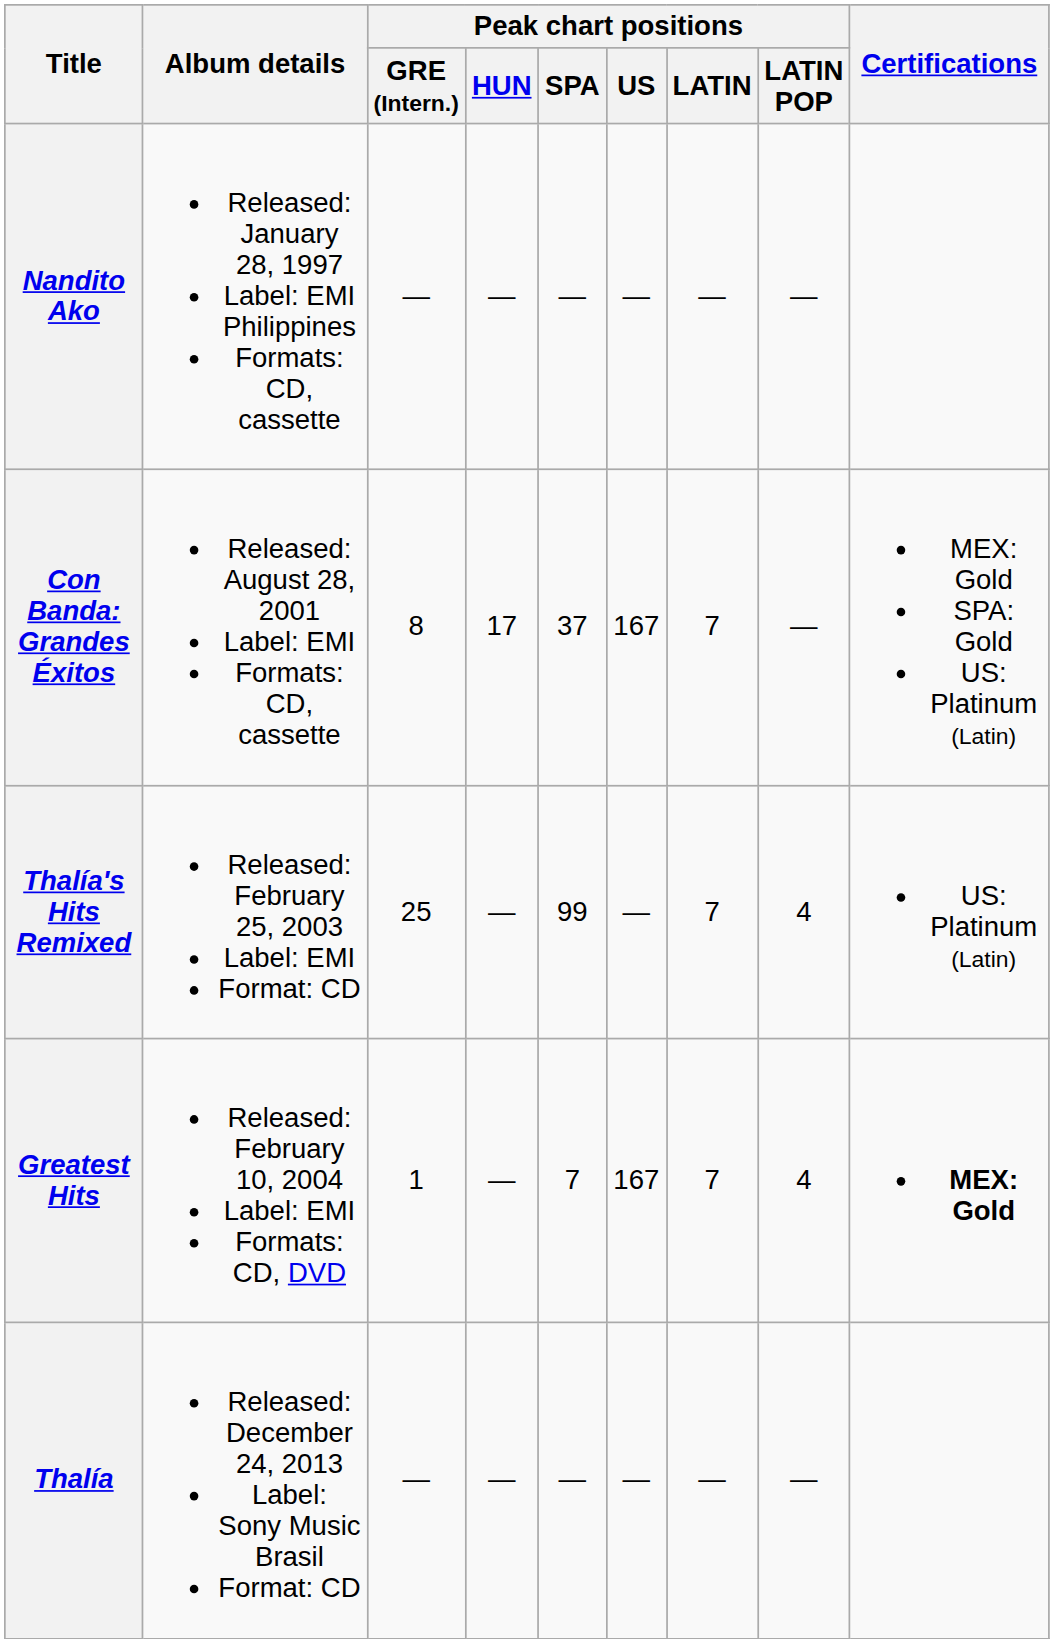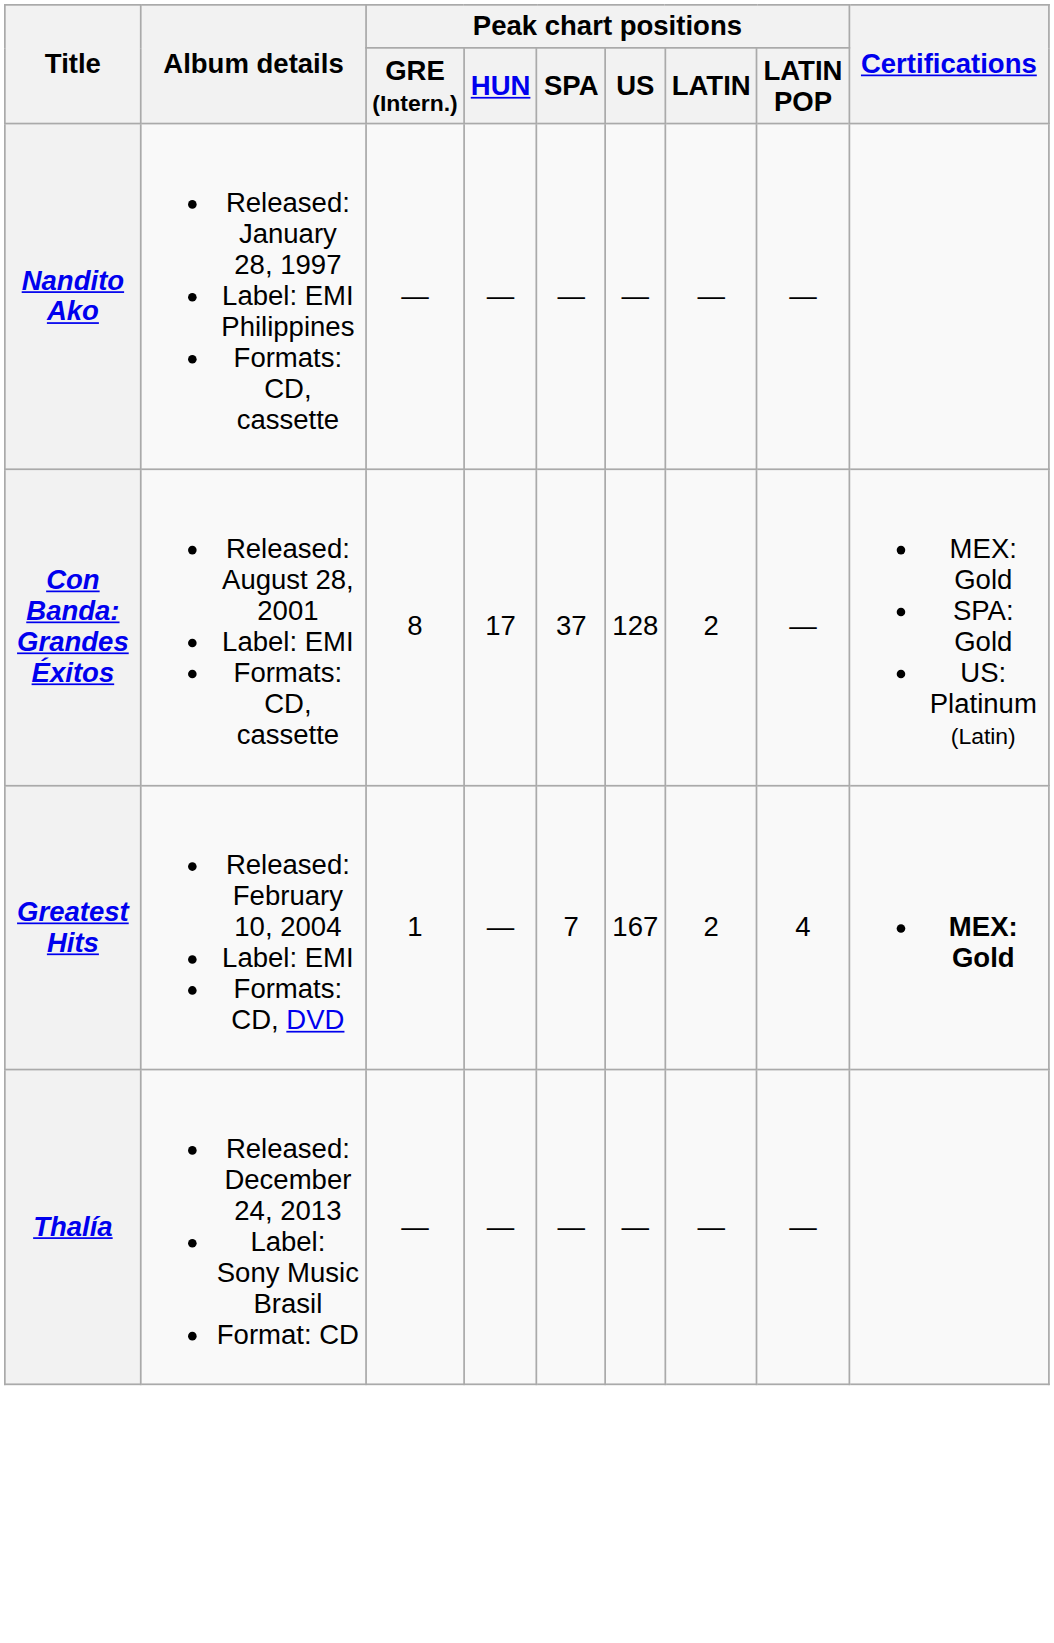(636, 626) 167 -> (635, 626) 128
(712, 626) 7 -> (711, 626) 2
- row: (74, 911)
(712, 1180) 7 -> (711, 926) 2
